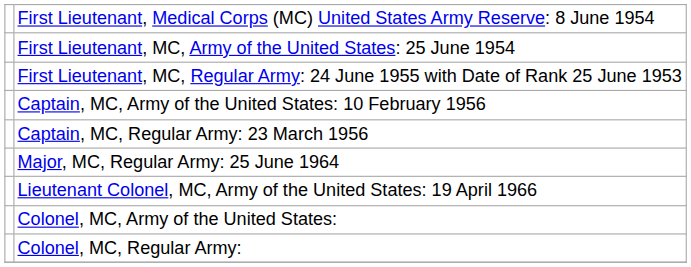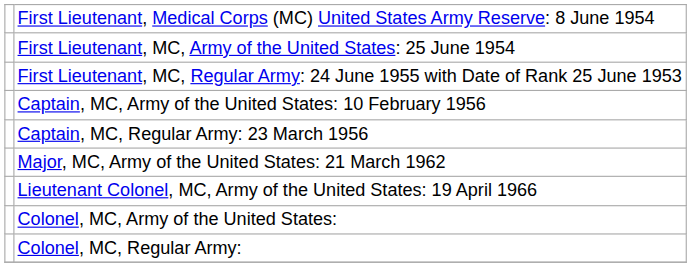+ row: (232, 162)
- row: (178, 162)
